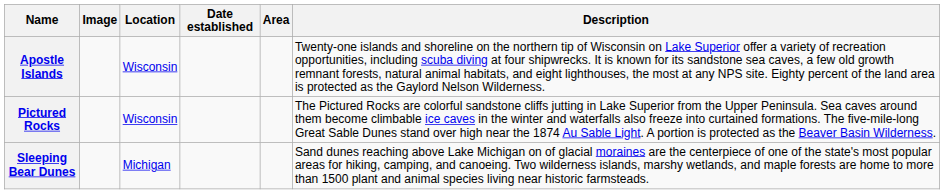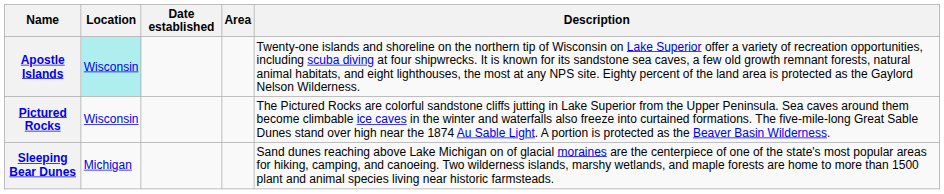- column: (100, 20)
(150, 66) no background -> (111, 66) paleturquoise background
